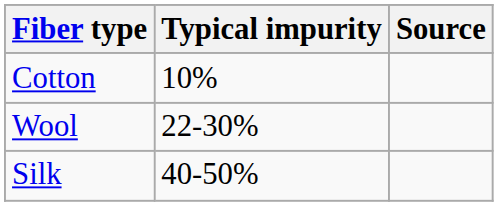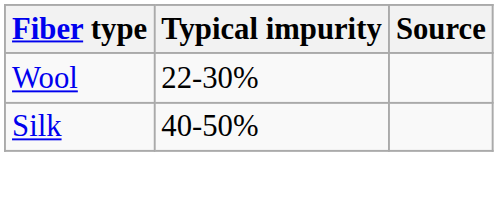- row: (54, 77)
